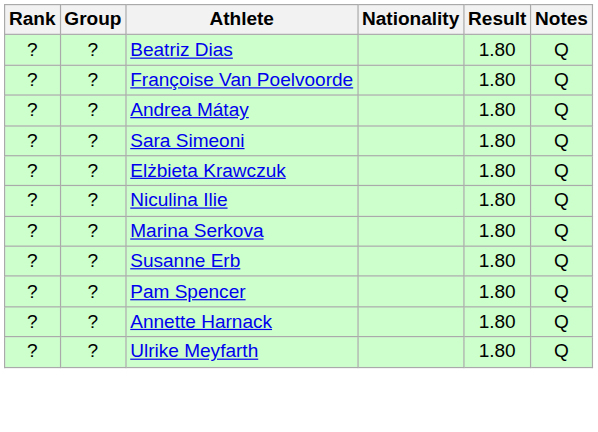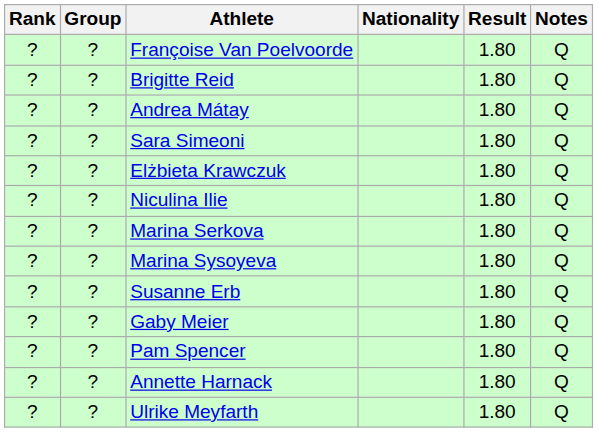- row: (182, 49)
+ row: (182, 79)
+ row: (203, 261)
+ row: (179, 321)
